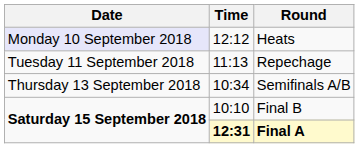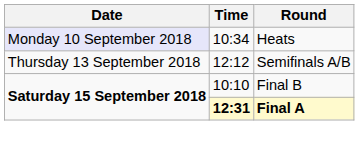(231, 39) 12:12 -> (231, 39) 10:34
- row: (294, 62)
(231, 85) 10:34 -> (231, 62) 12:12
